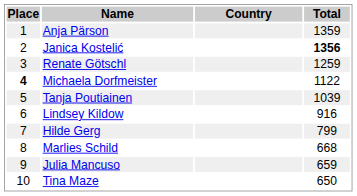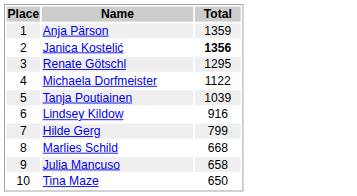- column: (249, 14)
(327, 64) 1259 -> (218, 64) 1295
(23, 81) bold -> (23, 81) normal
(327, 165) 659 -> (218, 165) 658
